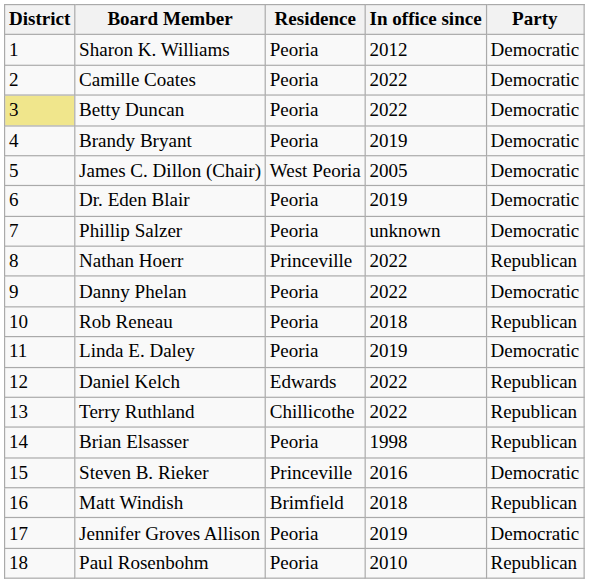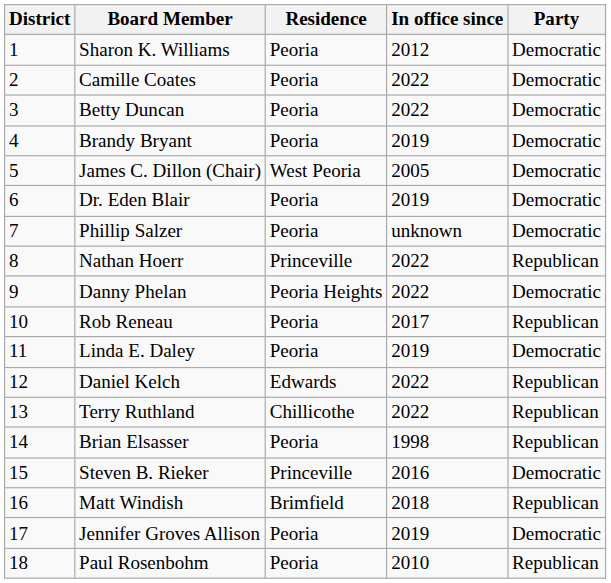(14, 110) khaki background -> (14, 110) no background
(294, 291) Peoria -> (326, 291) Peoria Heights
(389, 321) 2018 -> (410, 321) 2017
